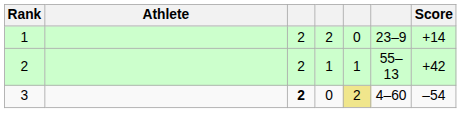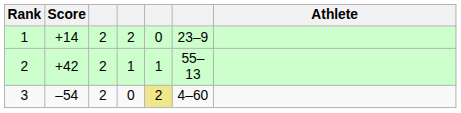columns swapped: (166, 15) <-> (434, 15)
(301, 96) bold -> (103, 96) normal
